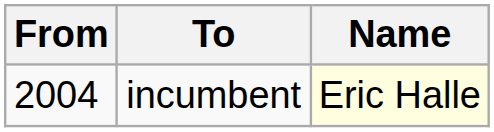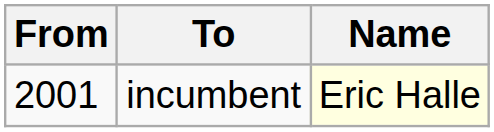(56, 94) 2004 -> (56, 94) 2001
